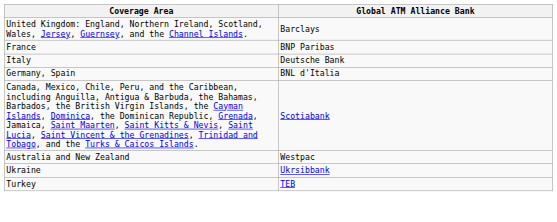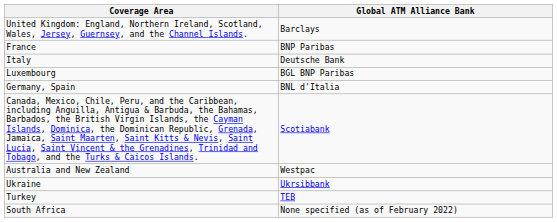+ row: (31, 74)
+ row: (36, 211)
